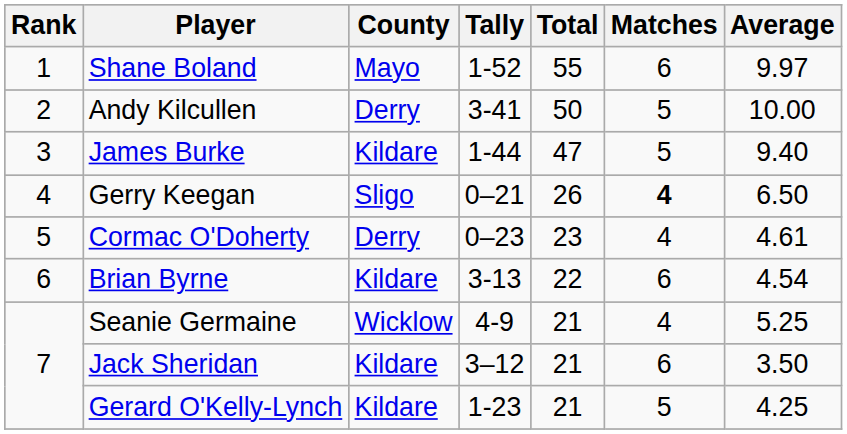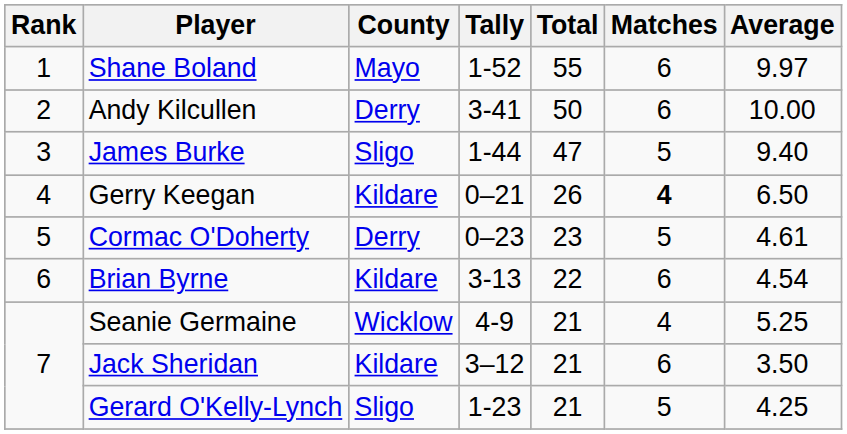(664, 110) 5 -> (664, 110) 6
(396, 152) Kildare -> (384, 152) Sligo
(384, 195) Sligo -> (396, 195) Kildare
(664, 237) 4 -> (664, 237) 5
(396, 407) Kildare -> (384, 407) Sligo
